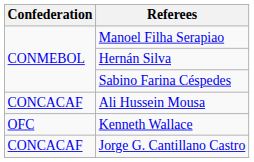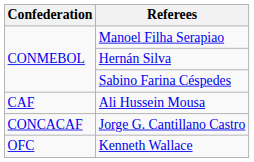(45, 102) CONCACAF -> (21, 102) CAF
rows swapped: (172, 146) <-> (146, 124)
